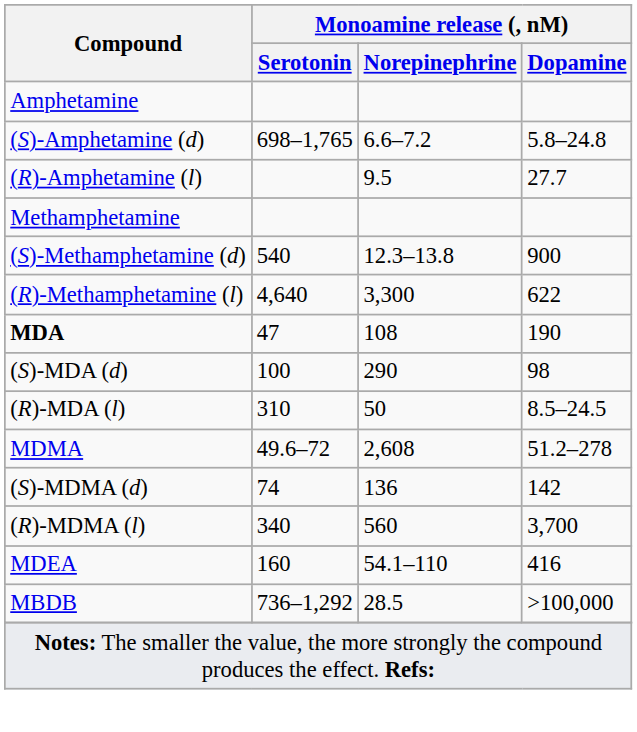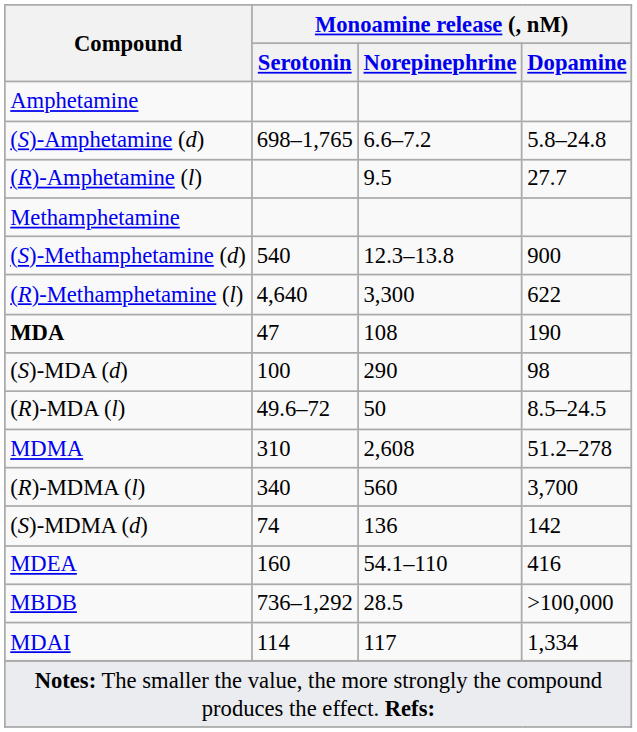(274, 409) 310 -> (293, 409) 49.6–72
(293, 448) 49.6–72 -> (274, 448) 310
rows swapped: (79, 487) <-> (78, 525)
+ row: (40, 641)
